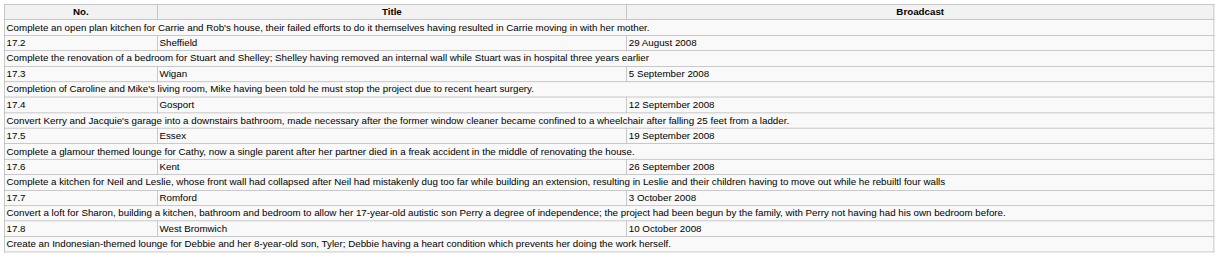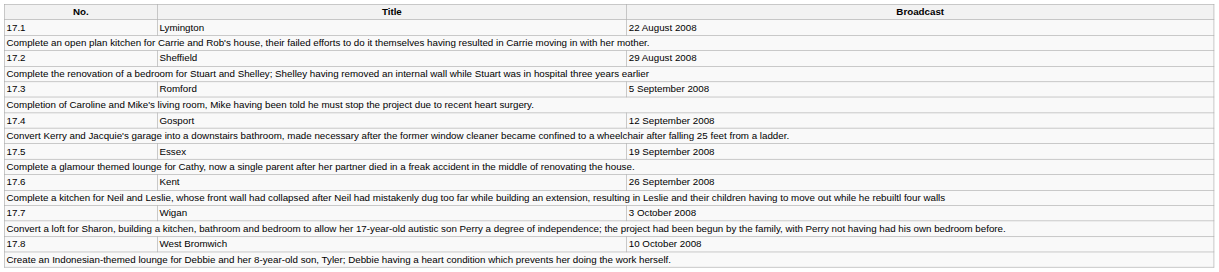+ row: (16, 27)
(173, 74) Wigan -> (178, 89) Romford
(178, 197) Romford -> (173, 213) Wigan
